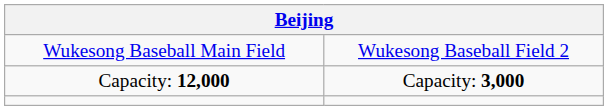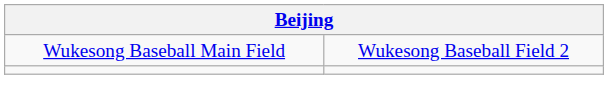- row: (164, 80)
